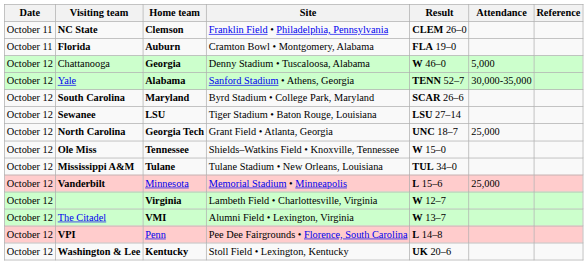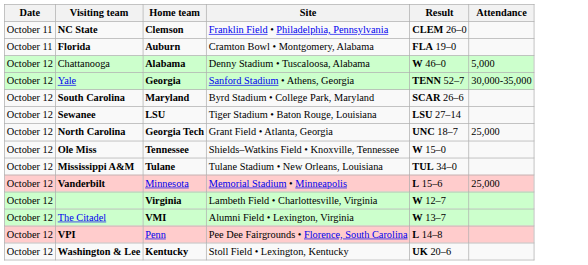- column: (558, 13)
(163, 64) Georgia -> (165, 64) Alabama
(165, 81) Alabama -> (163, 81) Georgia
